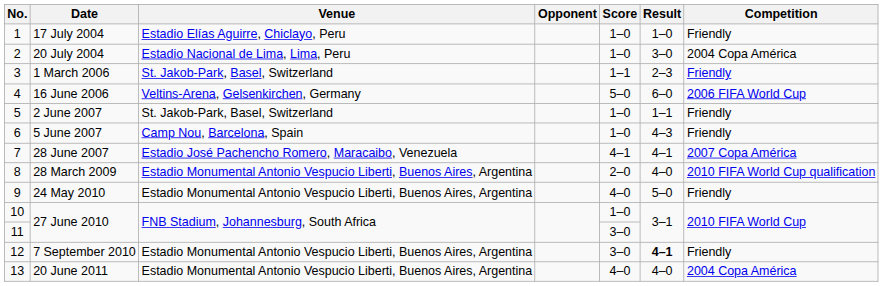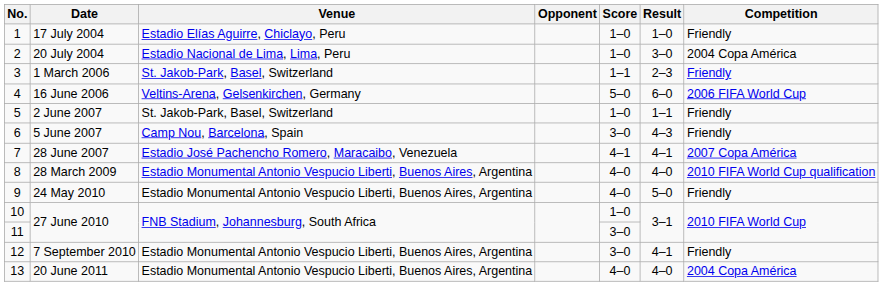(620, 133) 1–0 -> (620, 133) 3–0
(620, 172) 2–0 -> (620, 172) 4–0
(662, 251) bold -> (662, 251) normal
